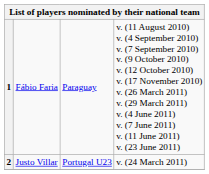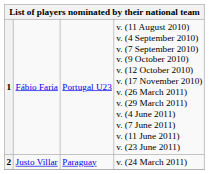(79, 86) Paraguay -> (87, 86) Portugal U23
(87, 161) Portugal U23 -> (79, 161) Paraguay
